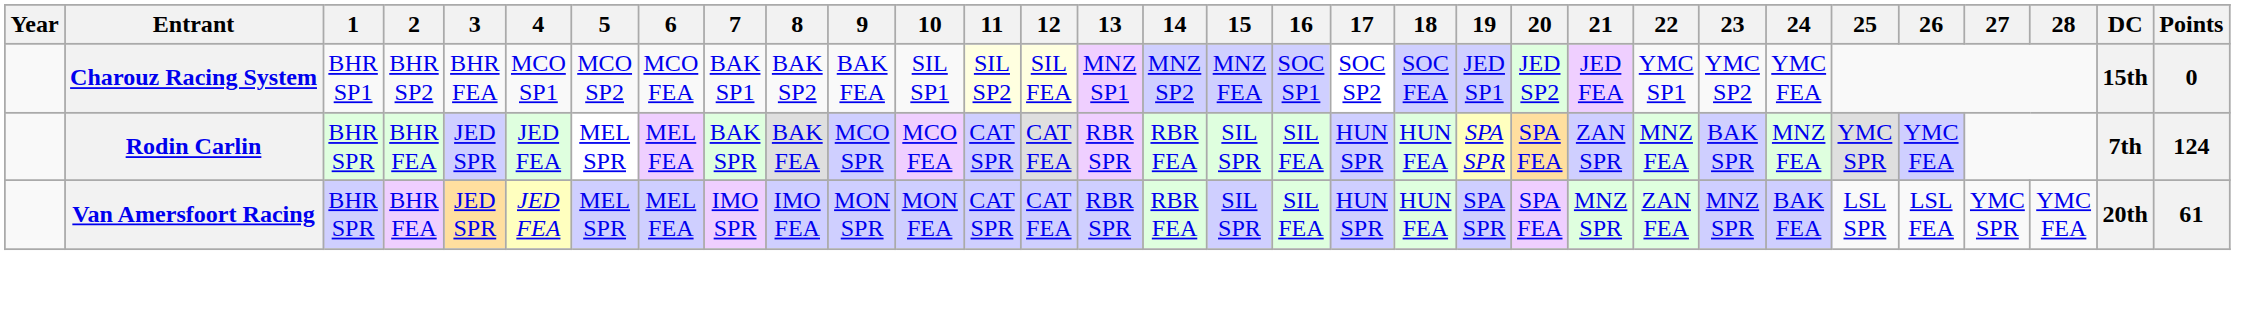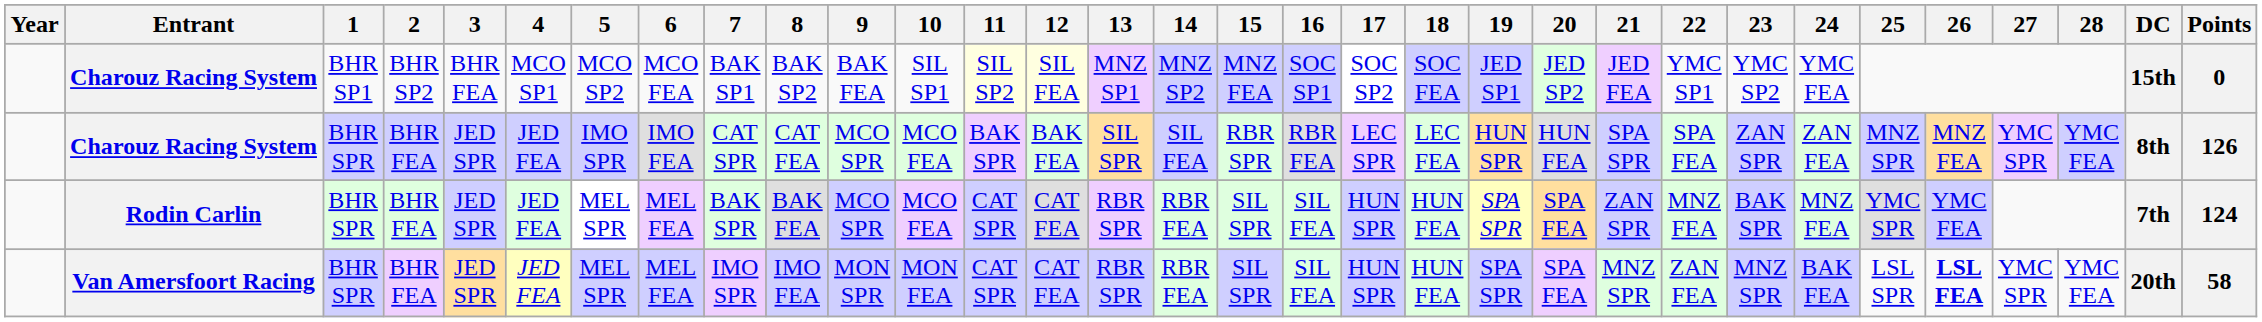+ row: (194, 145)
(1931, 213) normal -> (1959, 281) bold
(2191, 213) 61 -> (2219, 281) 58
